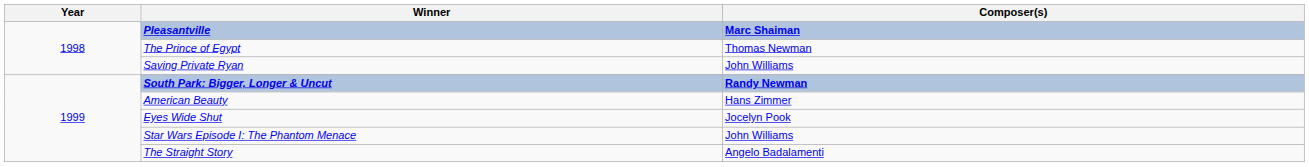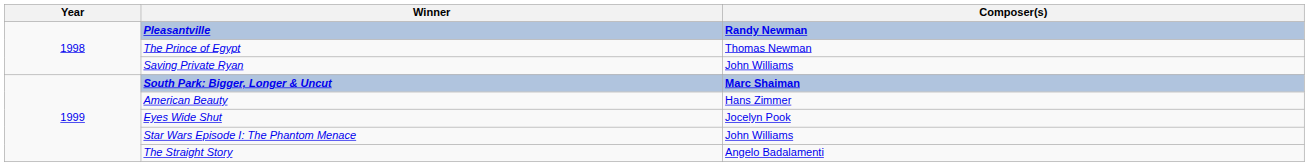(762, 30) Marc Shaiman -> (766, 30) Randy Newman
(766, 83) Randy Newman -> (762, 83) Marc Shaiman
